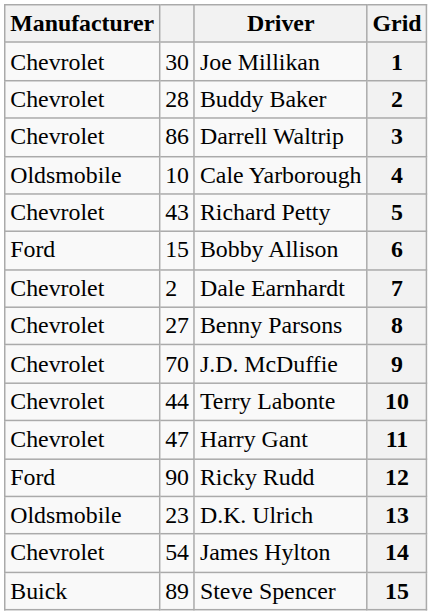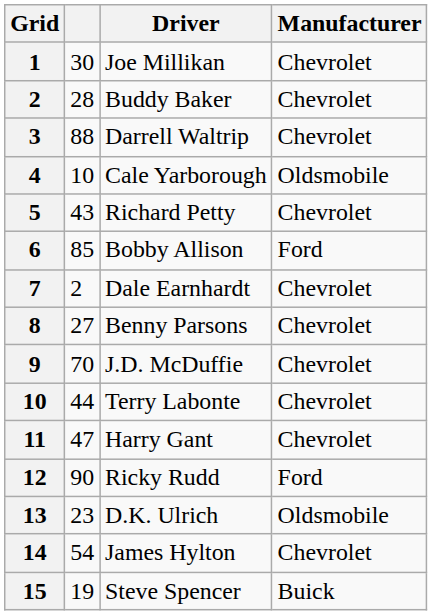columns swapped: (397, 23) <-> (82, 23)
(177, 136) 86 -> (82, 136) 88
(177, 250) 15 -> (82, 250) 85
(177, 590) 89 -> (82, 590) 19
